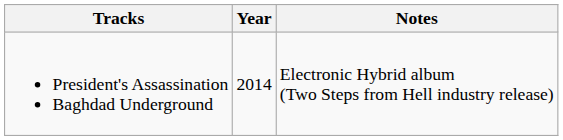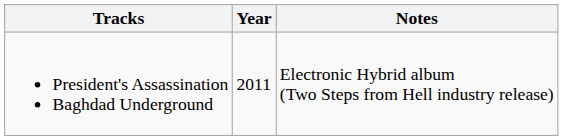(254, 83) 2014 -> (254, 83) 2011
